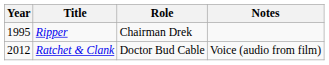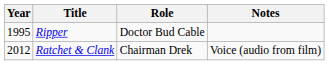(156, 32) Chairman Drek -> (162, 32) Doctor Bud Cable
(162, 50) Doctor Bud Cable -> (156, 50) Chairman Drek
